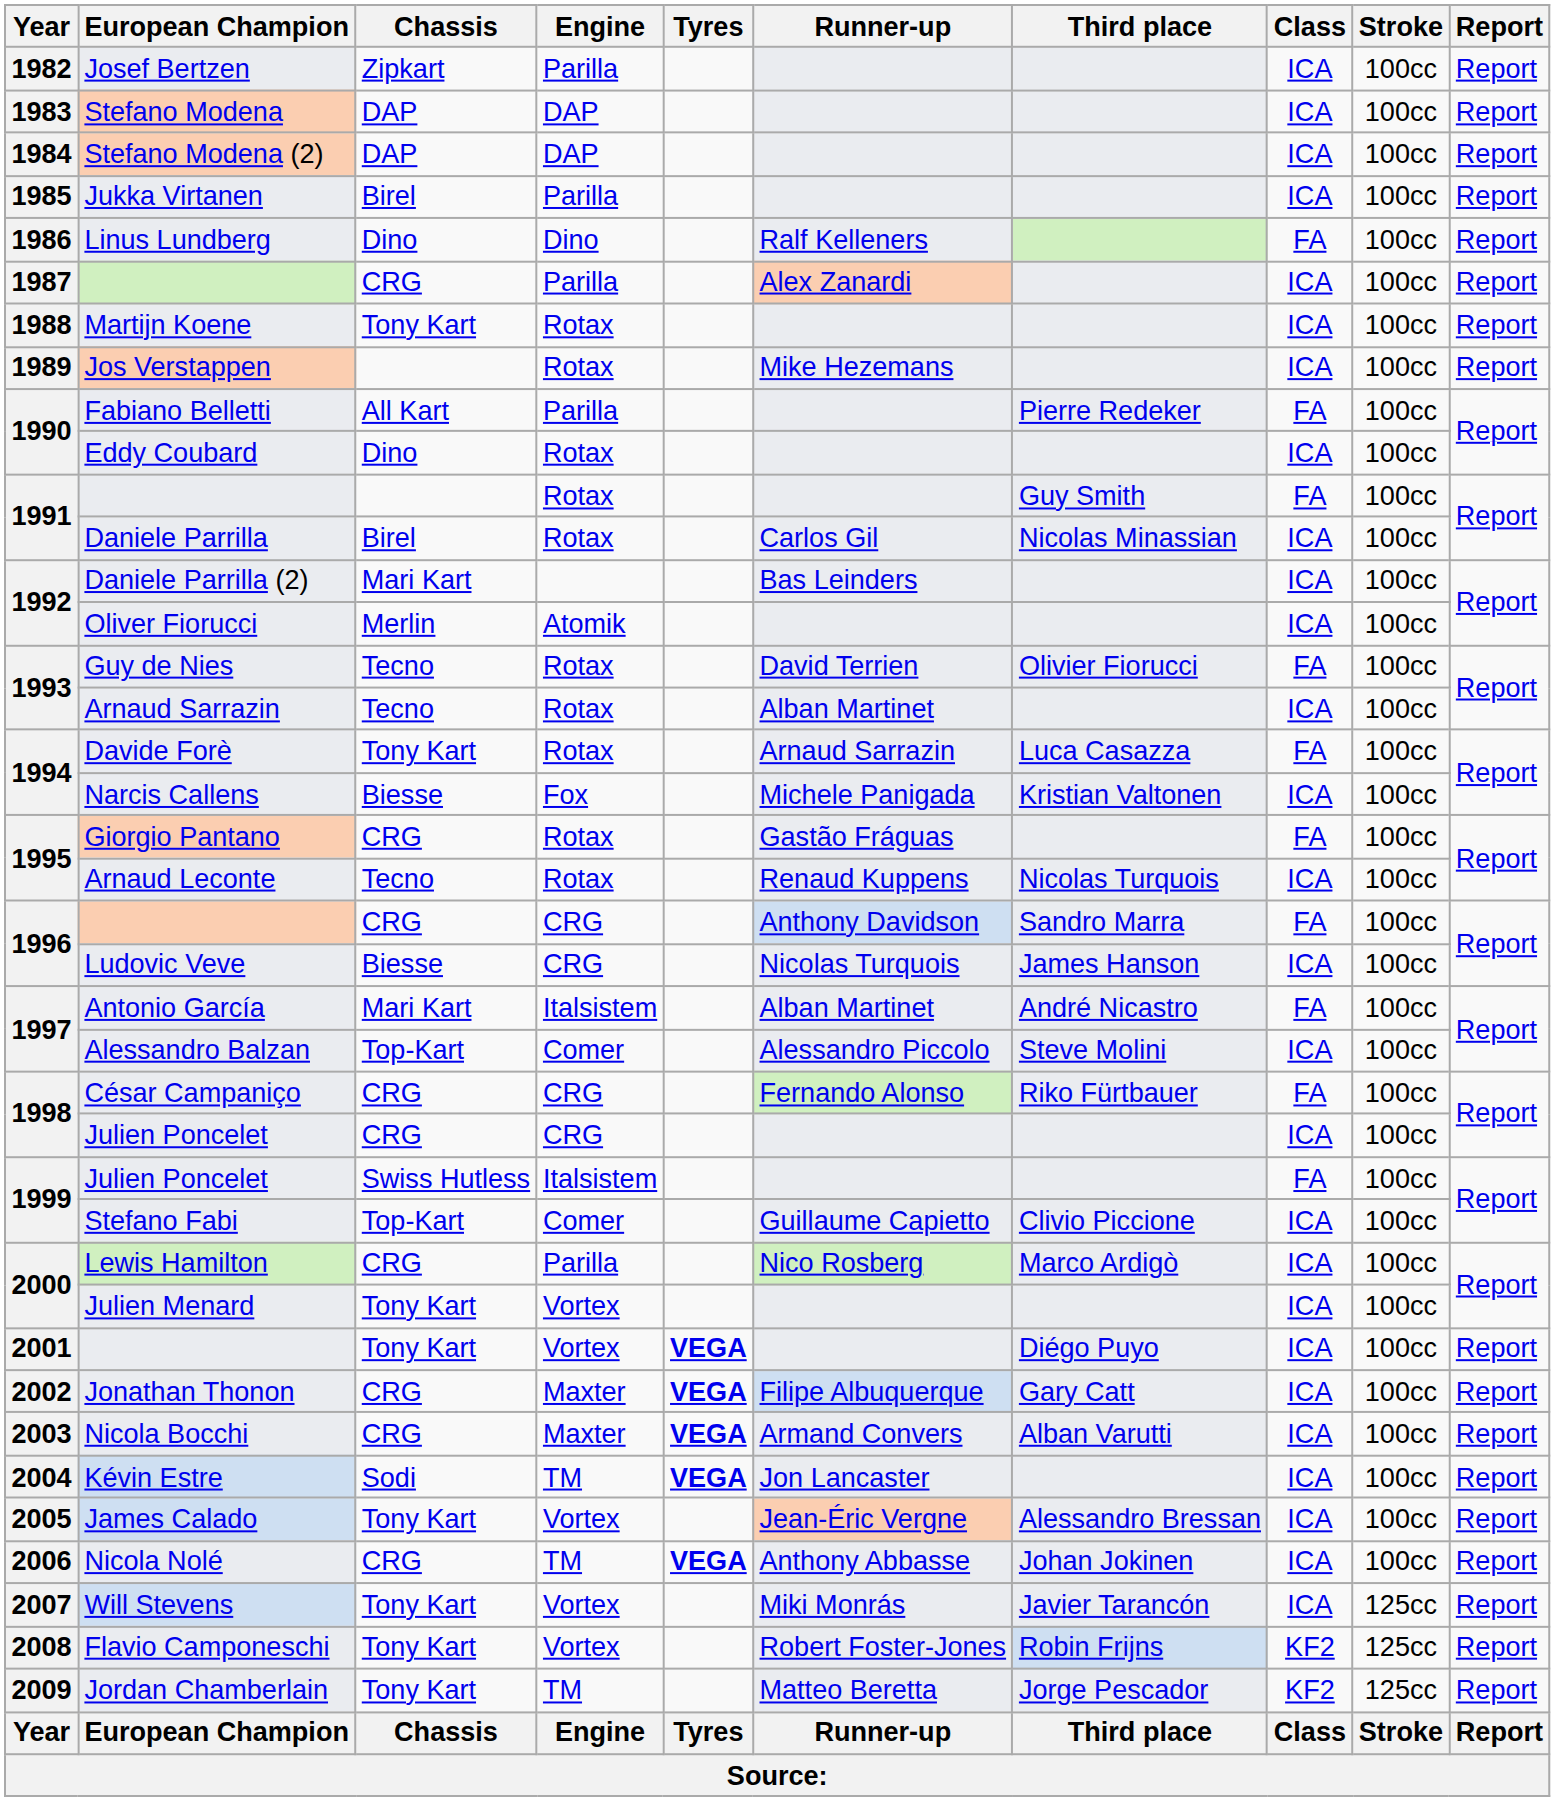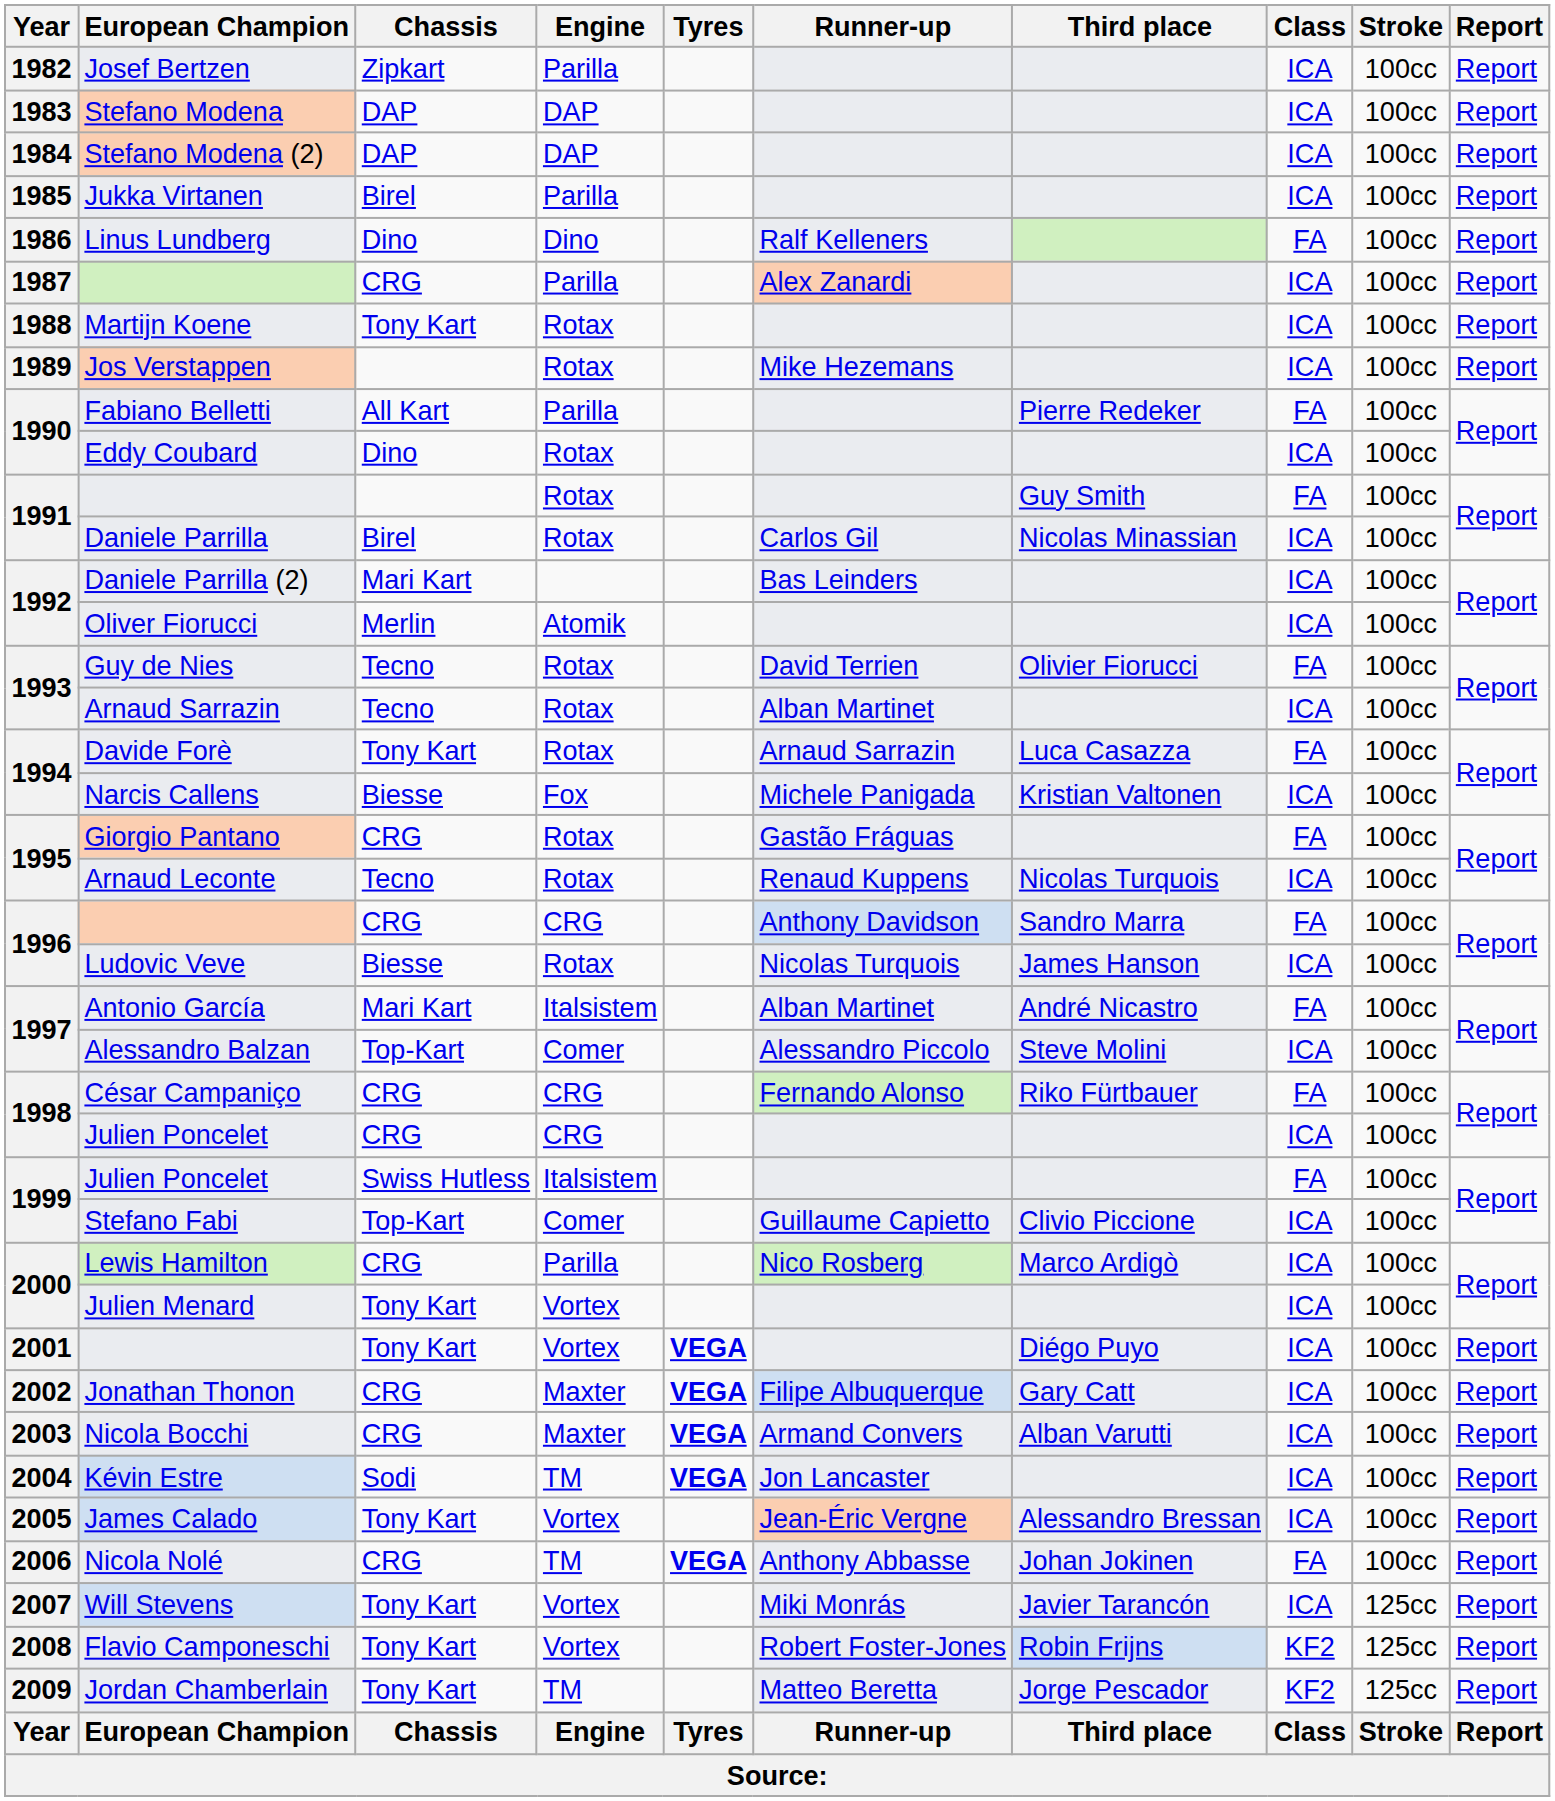(573, 964) CRG -> (578, 964) Rotax
(1310, 1562) ICA -> (1310, 1562) FA
